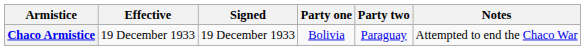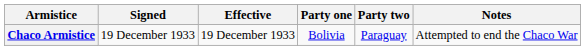columns swapped: (248, 14) <-> (148, 14)
